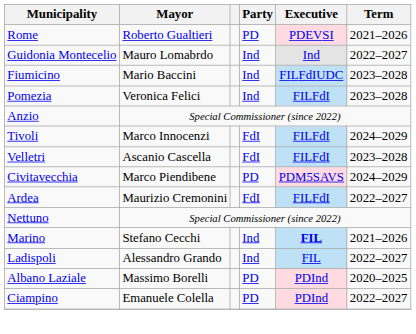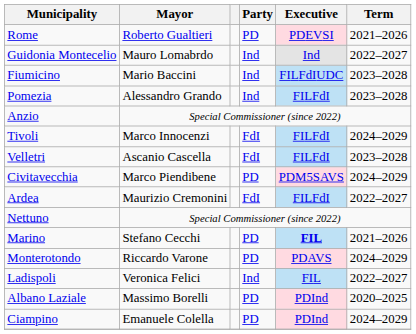(161, 95) Veronica Felici -> (172, 95) Alessandro Grando
(251, 237) Ind -> (250, 237) PD
+ row: (44, 258)
(172, 258) Alessandro Grando -> (161, 278) Veronica Felici
(379, 298) 2022–2027 -> (379, 319) 2024–2029
